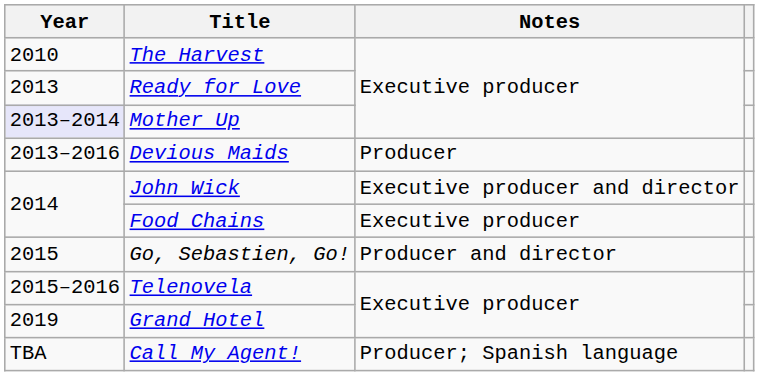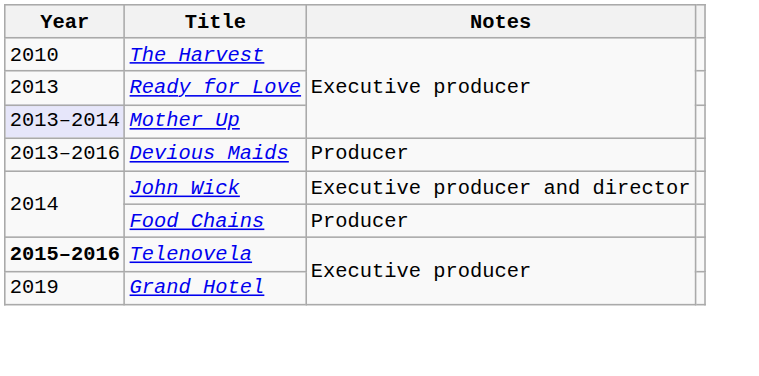(470, 221) Executive producer -> (360, 221) Producer
- row: (240, 254)
(65, 288) normal -> (65, 254) bold
- row: (215, 354)
